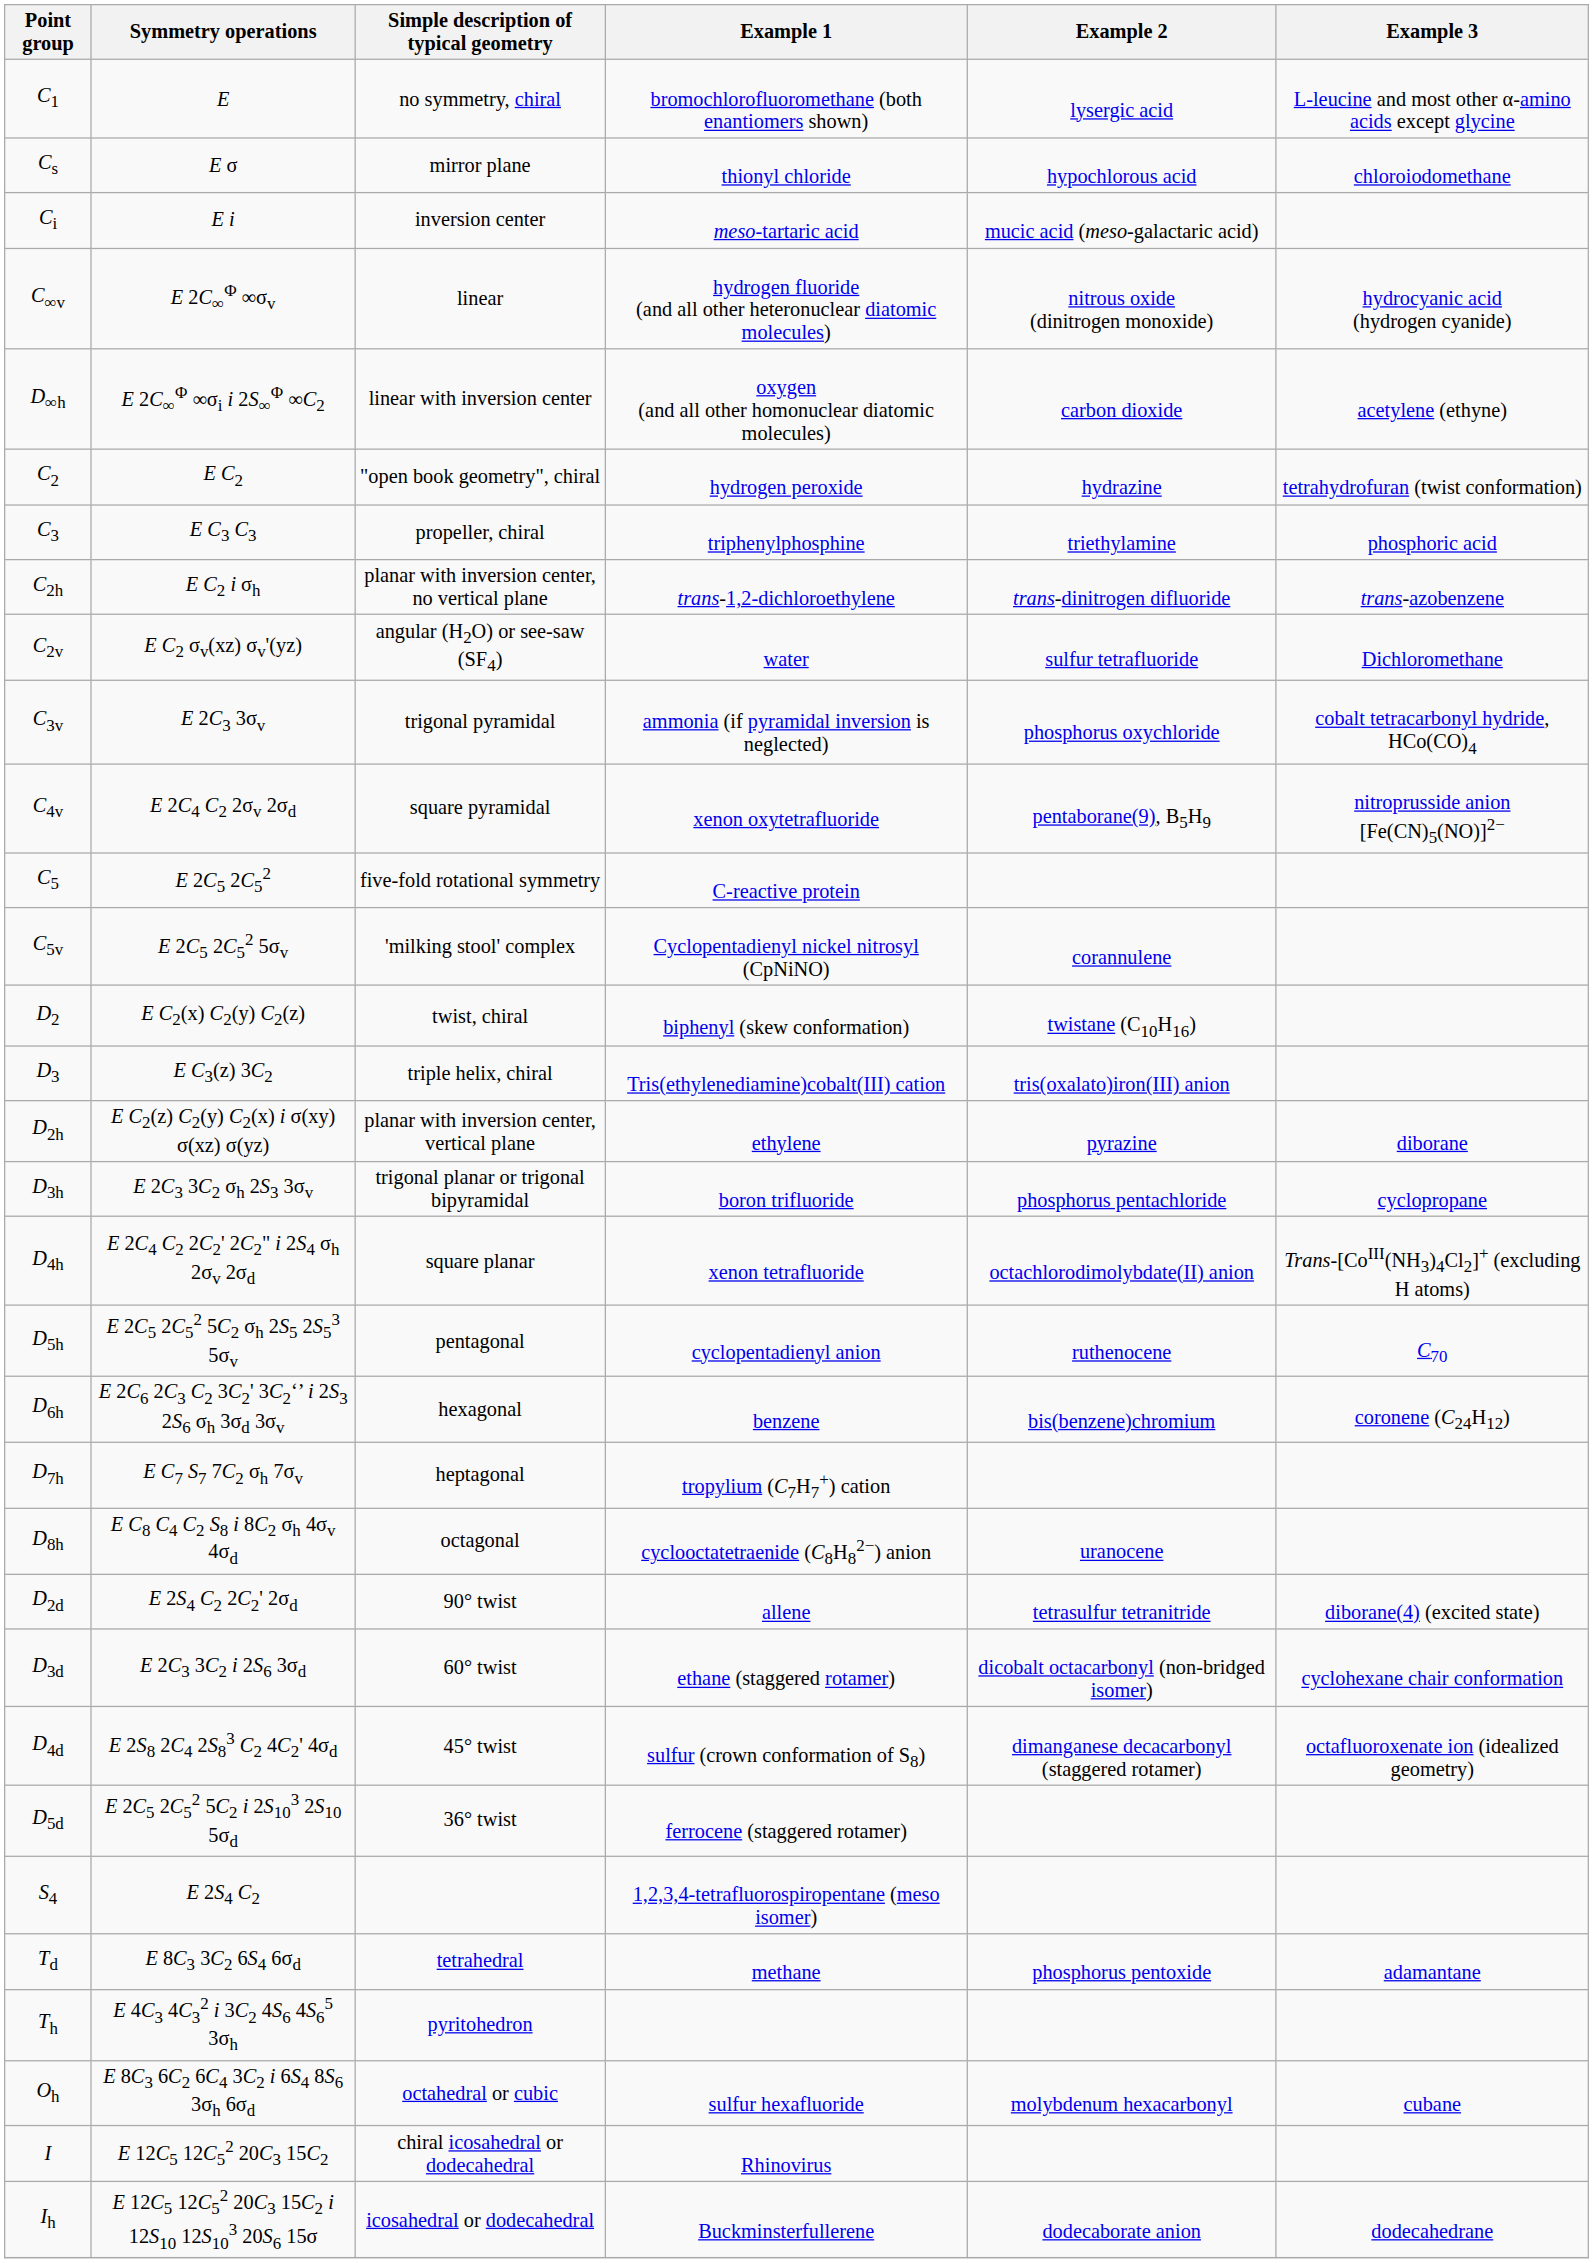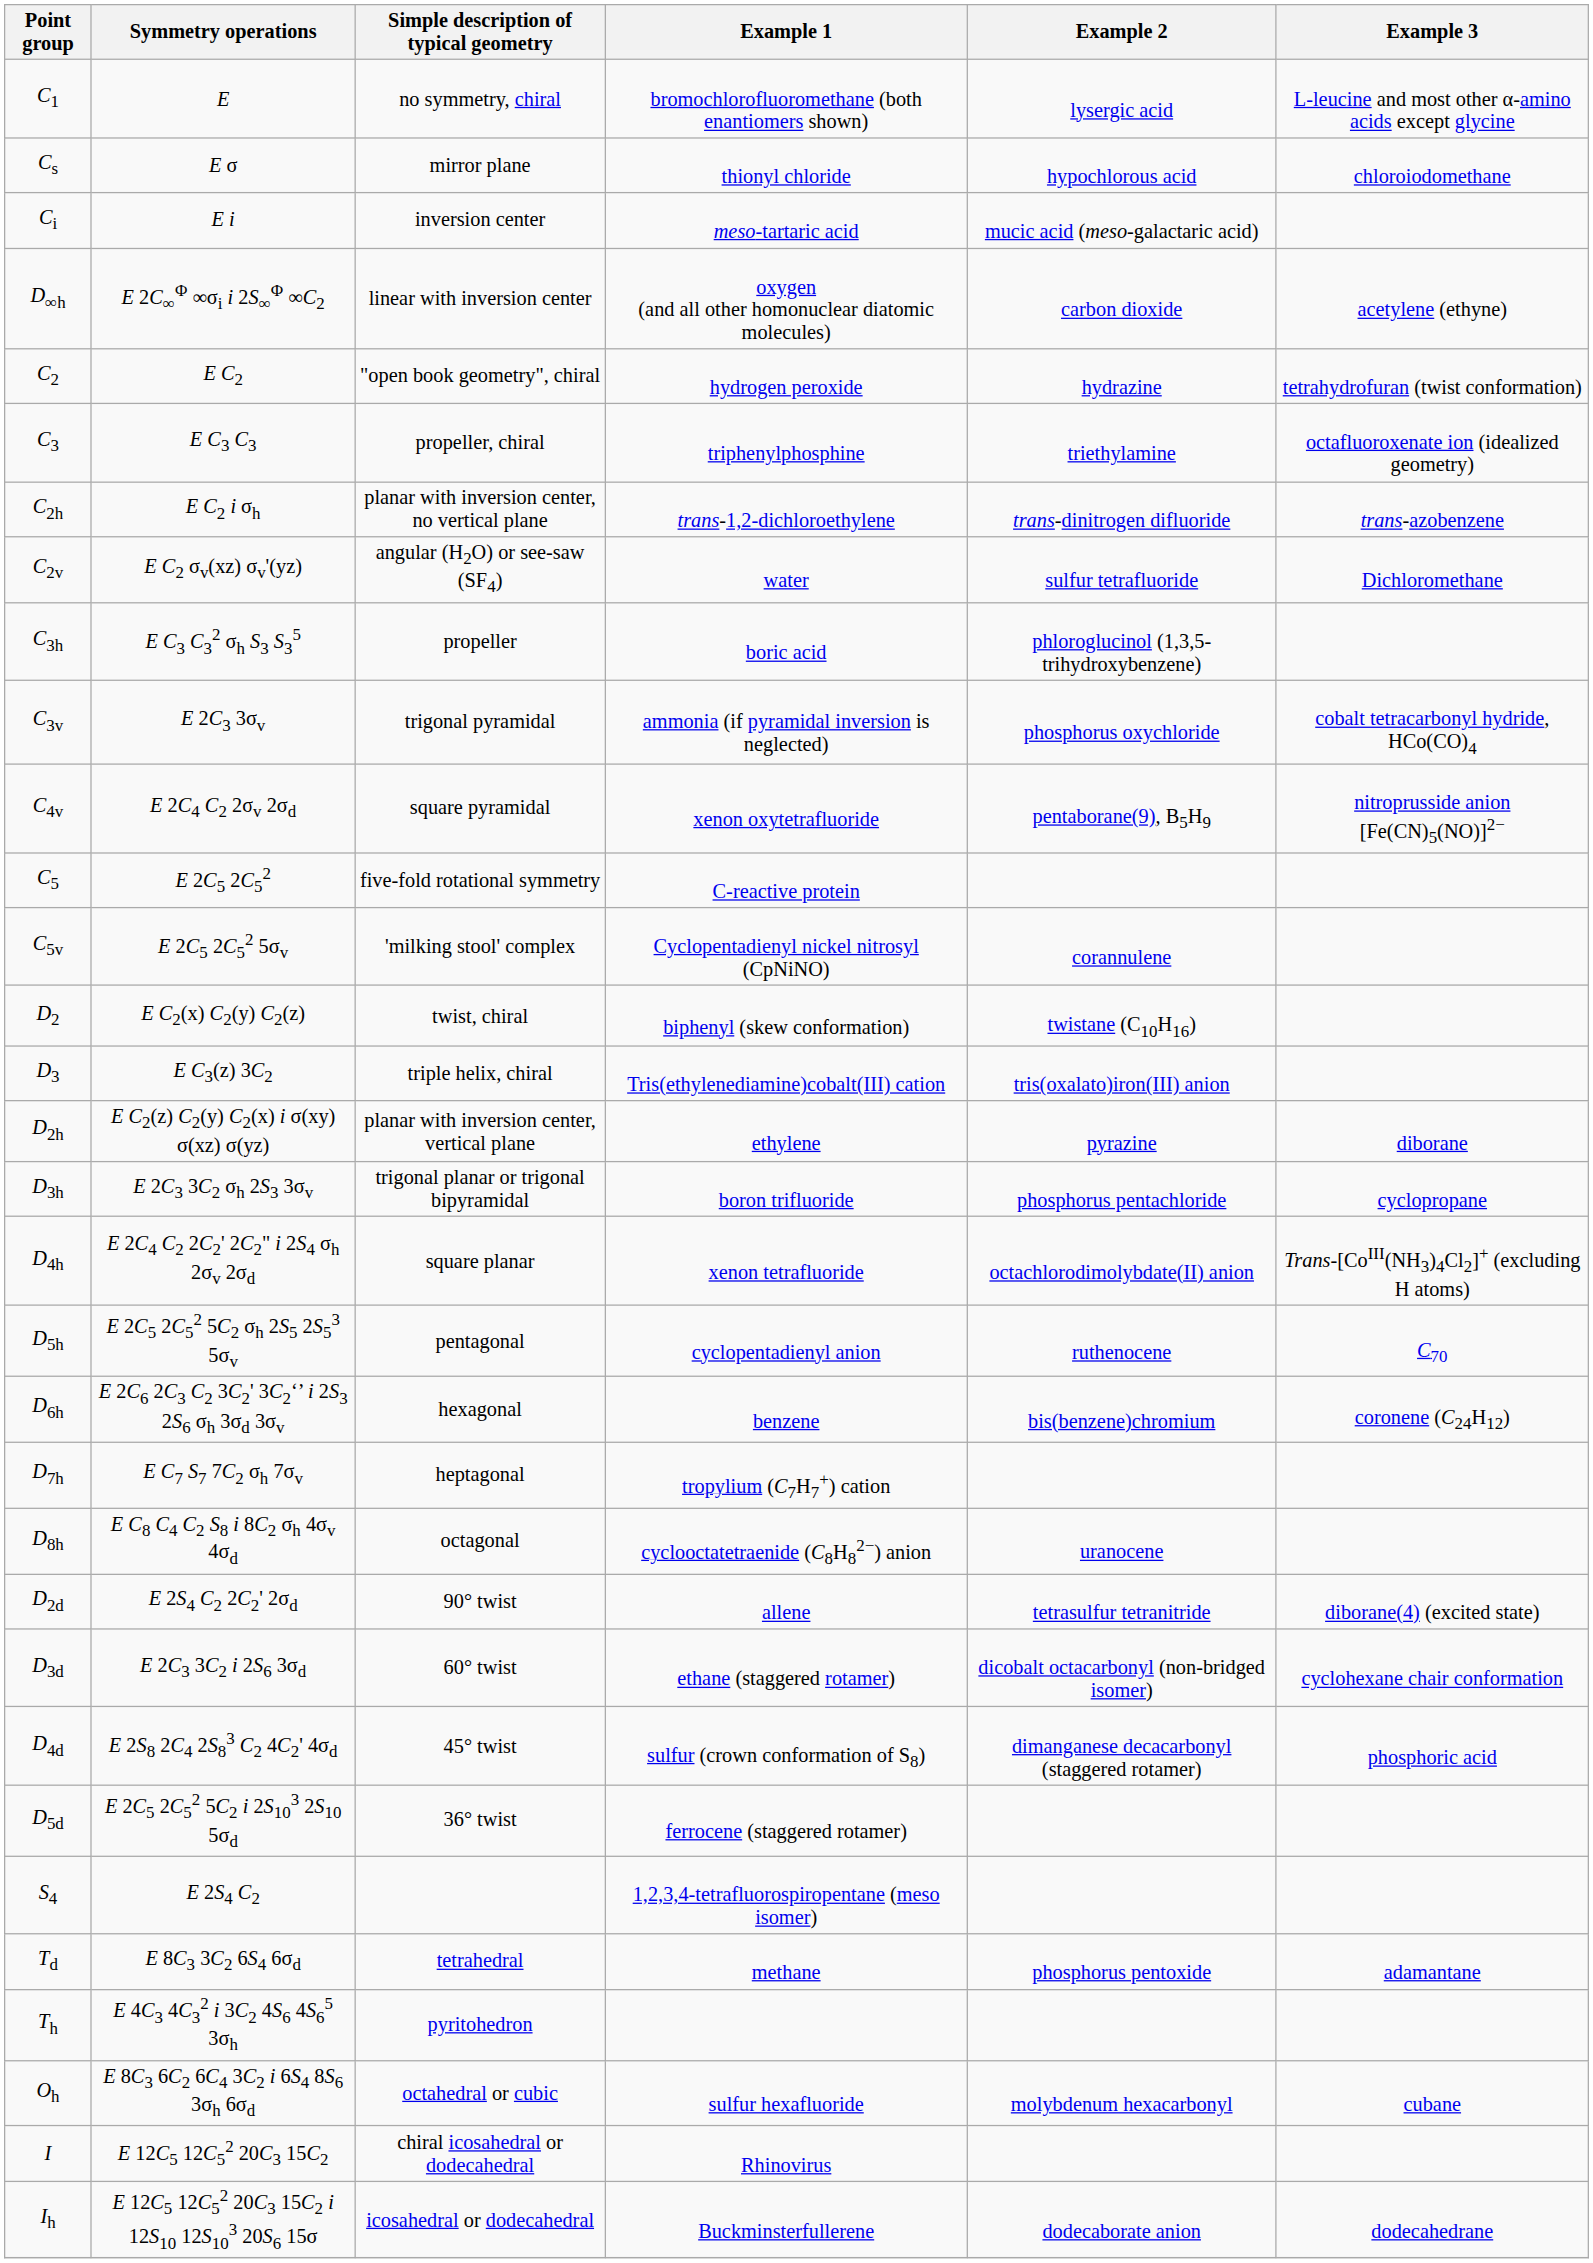- row: (48, 298)
(1432, 543) phosphoric acid -> (1432, 454) octafluoroxenate ion (idealized geometry)
+ row: (48, 641)
(1432, 1757) octafluoroxenate ion (idealized geometry) -> (1432, 1757) phosphoric acid
